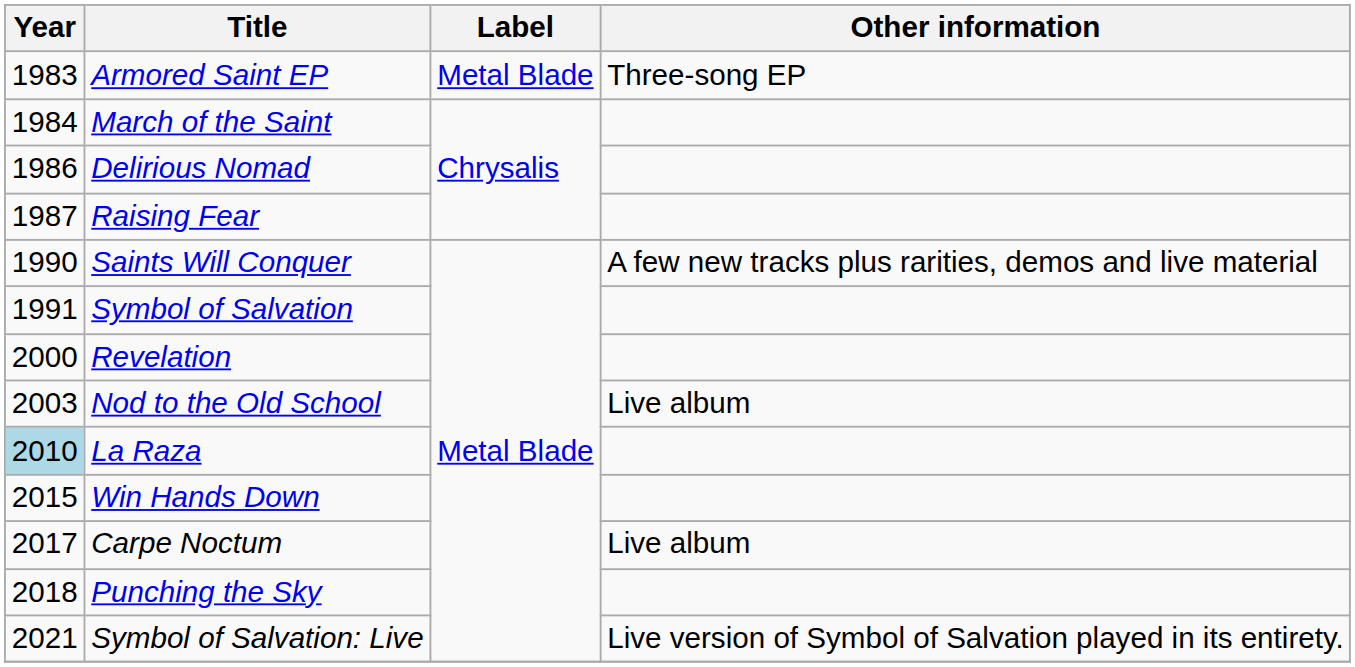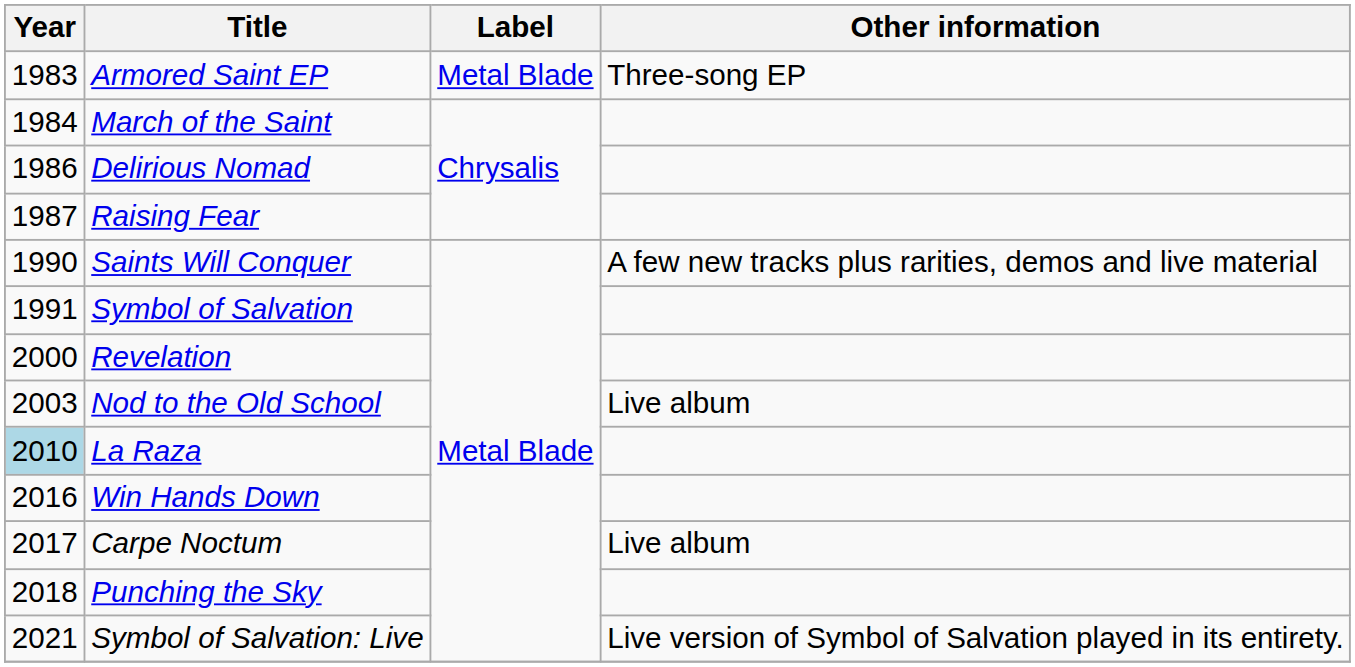(45, 497) 2015 -> (45, 497) 2016
